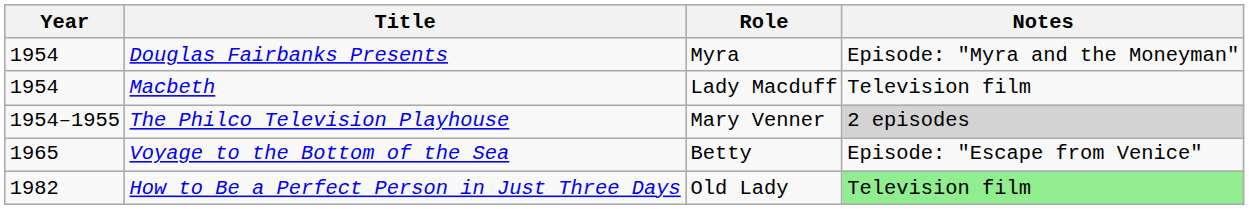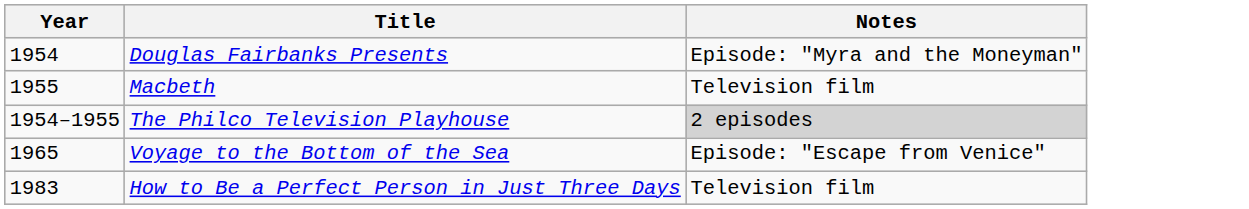- column: (764, 21)
(34, 88) 1954 -> (34, 88) 1955
(34, 188) 1982 -> (34, 188) 1983
(939, 188) lightgreen background -> (782, 188) no background
